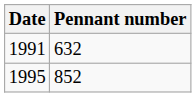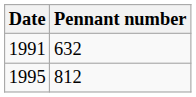(68, 77) 852 -> (68, 77) 812
